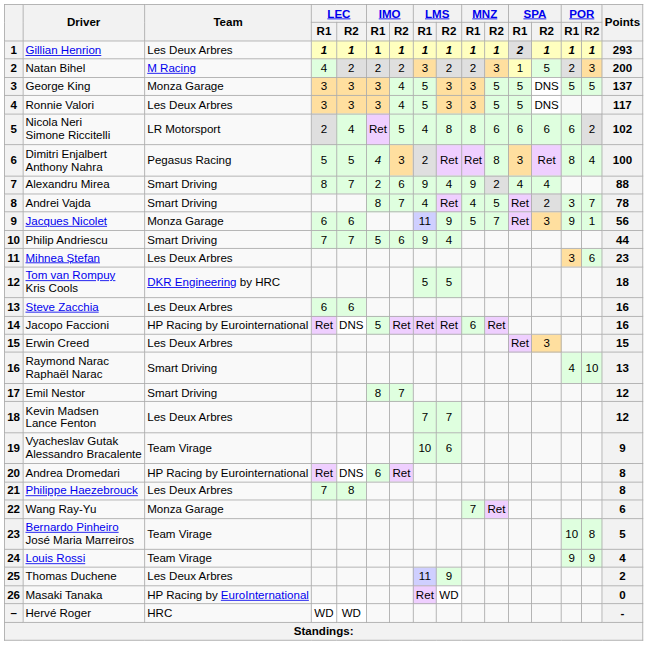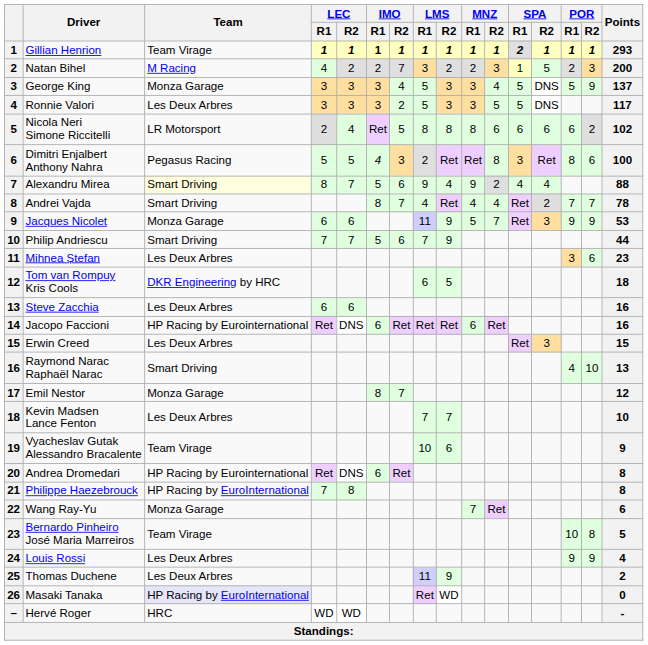(190, 50) Les Deux Arbres -> (180, 50) Team Virage
(401, 68) 2 -> (401, 68) 7
(496, 86) 5 -> (496, 86) 4
(592, 86) 5 -> (592, 86) 9
(401, 104) 4 -> (401, 104) 2
(425, 129) 4 -> (425, 129) 8
(592, 160) 4 -> (592, 160) 6
(182, 184) no background -> (182, 184) lightyellow background
(378, 184) 2 -> (378, 184) 5
(496, 203) 5 -> (496, 203) 4
(572, 203) 3 -> (572, 203) 7
(592, 221) 1 -> (592, 221) 9
(622, 221) 56 -> (622, 221) 53
(425, 239) 9 -> (425, 239) 7
(449, 239) 4 -> (449, 239) 9
(425, 282) 5 -> (425, 282) 6
(378, 325) 5 -> (378, 325) 6
(182, 392) Smart Driving -> (185, 392) Monza Garage
(622, 417) 12 -> (622, 417) 10
(190, 491) Les Deux Arbres -> (228, 491) HP Racing by EuroInternational
(180, 558) Team Virage -> (190, 558) Les Deux Arbres
(228, 594) no background -> (228, 594) lavender background
